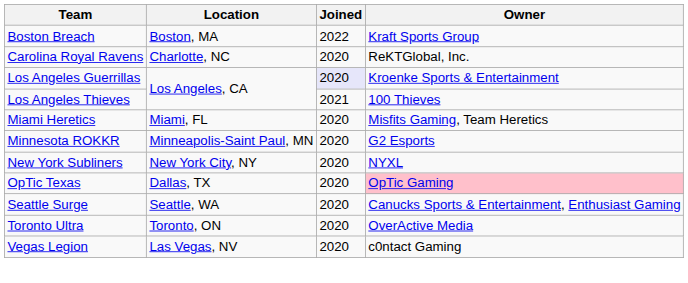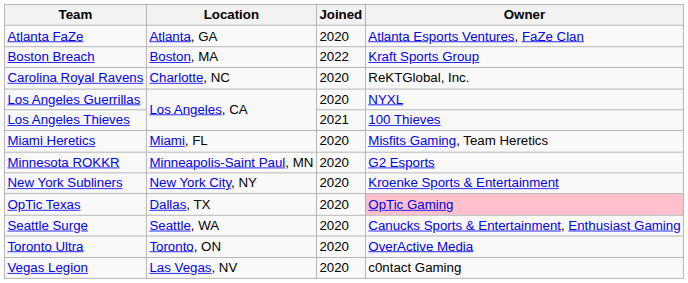+ row: (45, 36)
(334, 78) lavender background -> (334, 99) no background
(464, 78) Kroenke Sports & Entertainment -> (386, 99) NYXL
(386, 162) NYXL -> (464, 183) Kroenke Sports & Entertainment
